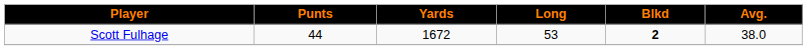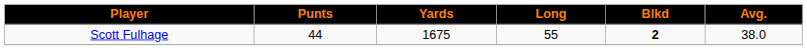(436, 34) 1672 -> (436, 34) 1675
(551, 34) 53 -> (551, 34) 55
